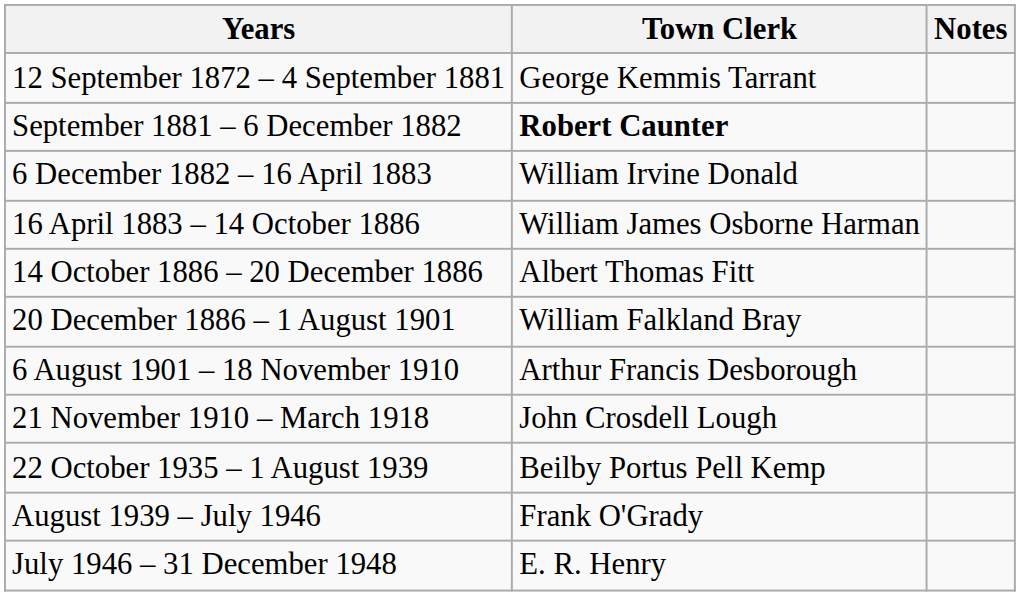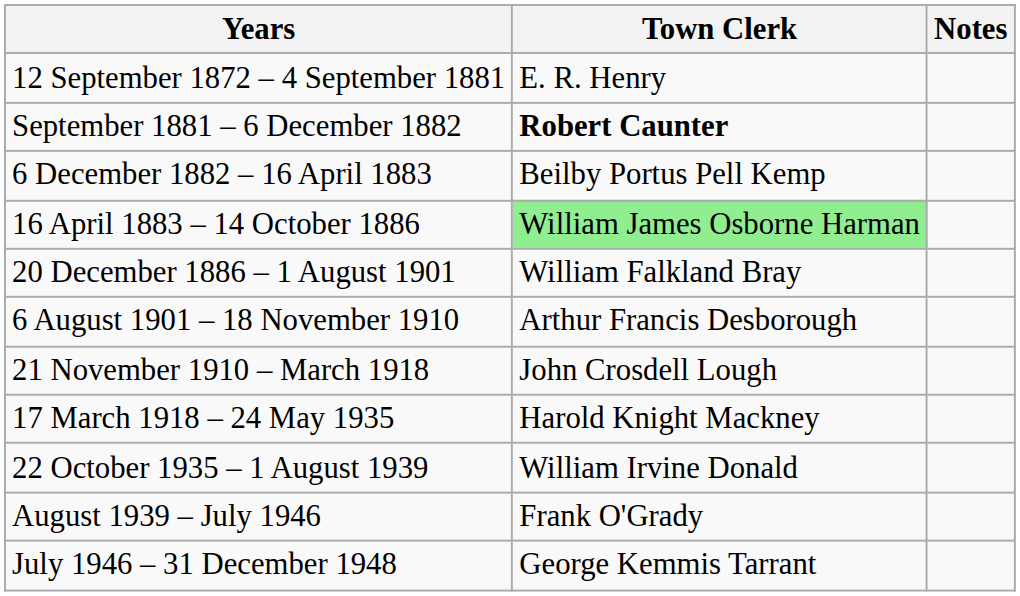(668, 77) George Kemmis Tarrant -> (593, 77) E. R. Henry
(659, 175) William Irvine Donald -> (673, 175) Beilby Portus Pell Kemp
(720, 223) no background -> (720, 223) lightgreen background
- row: (247, 272)
+ row: (203, 418)
(673, 467) Beilby Portus Pell Kemp -> (659, 467) William Irvine Donald
(593, 564) E. R. Henry -> (668, 564) George Kemmis Tarrant
